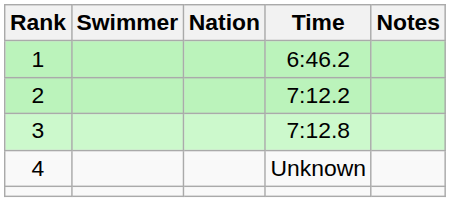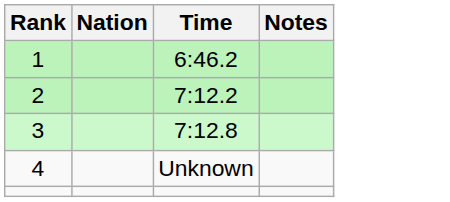- column: (127, 22)
